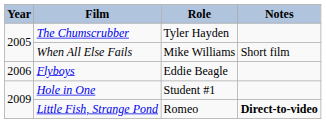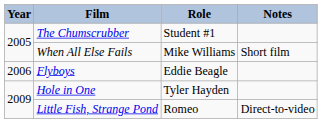(196, 33) Tyler Hayden -> (189, 33) Student #1
(189, 90) Student #1 -> (196, 90) Tyler Hayden
(279, 109) bold -> (278, 109) normal
